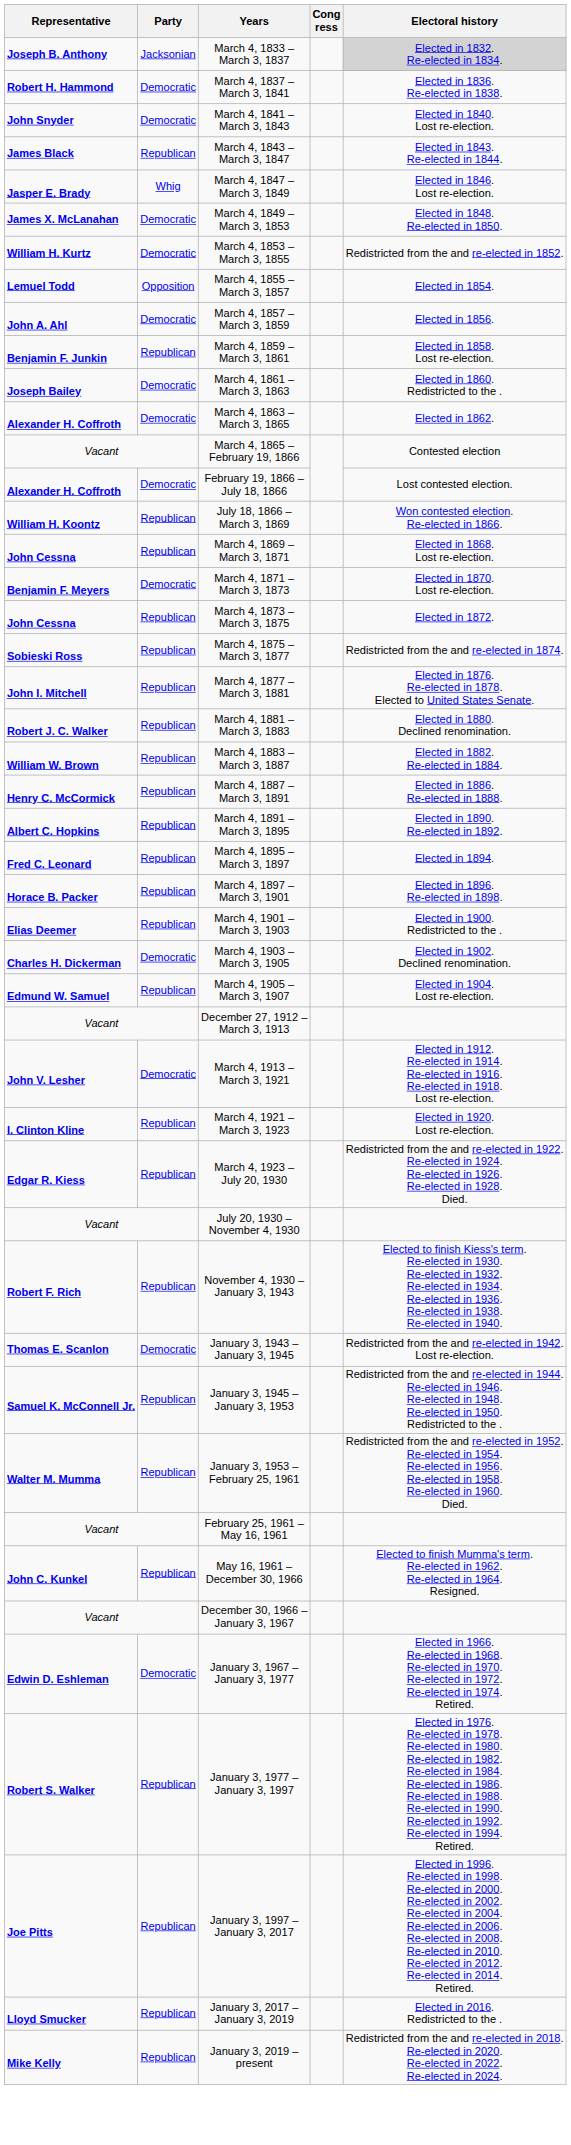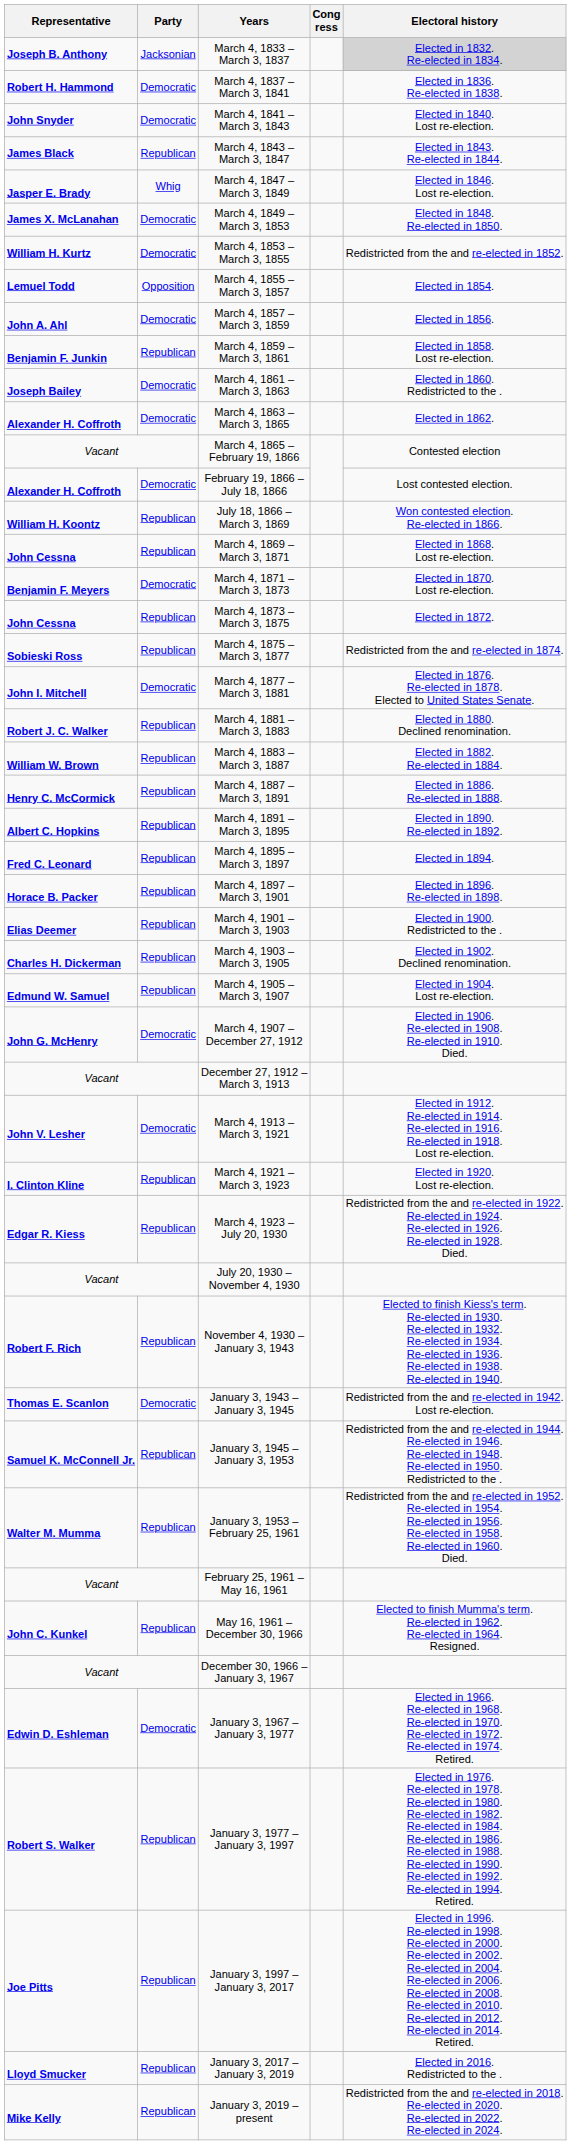(168, 688) Republican -> (168, 688) Democratic
(168, 957) Democratic -> (168, 957) Republican
+ row: (254, 1034)
